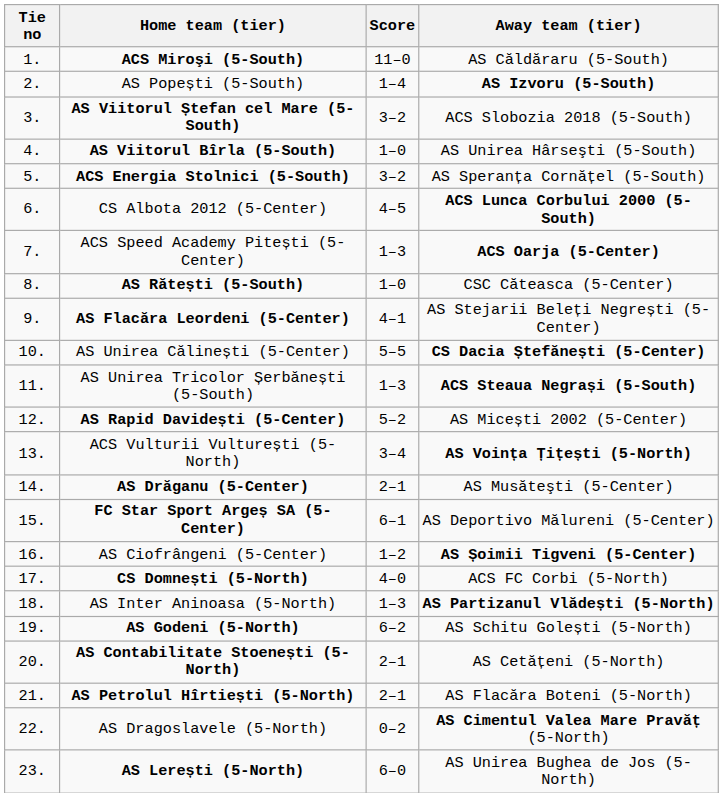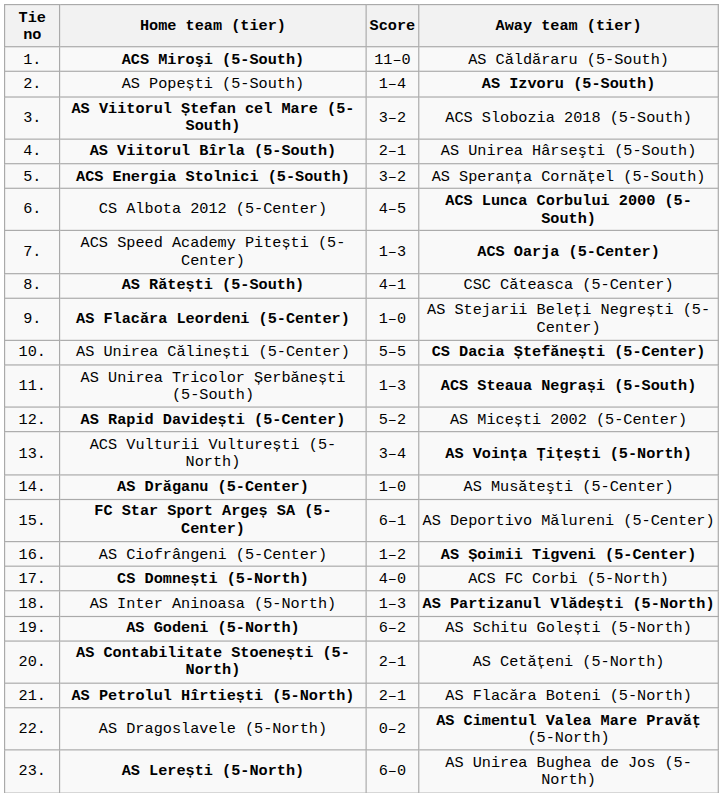(392, 151) 1–0 -> (392, 151) 2–1
(392, 285) 1–0 -> (392, 285) 4–1
(392, 319) 4–1 -> (392, 319) 1–0
(392, 487) 2–1 -> (392, 487) 1–0
